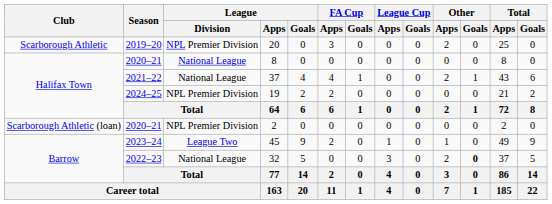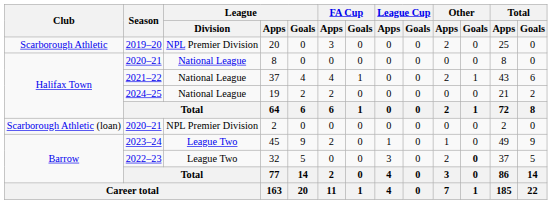(212, 93) NPL Premier Division -> (212, 93) National League
(212, 158) National League -> (212, 158) League Two
